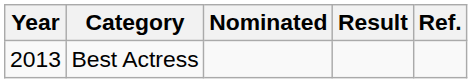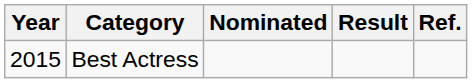(35, 58) 2013 -> (35, 58) 2015
